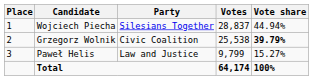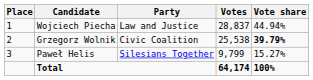(167, 26) Silesians Together -> (159, 26) Law and Justice
(159, 54) Law and Justice -> (167, 54) Silesians Together
